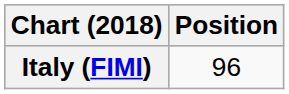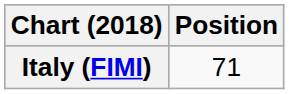(226, 66) 96 -> (226, 66) 71
